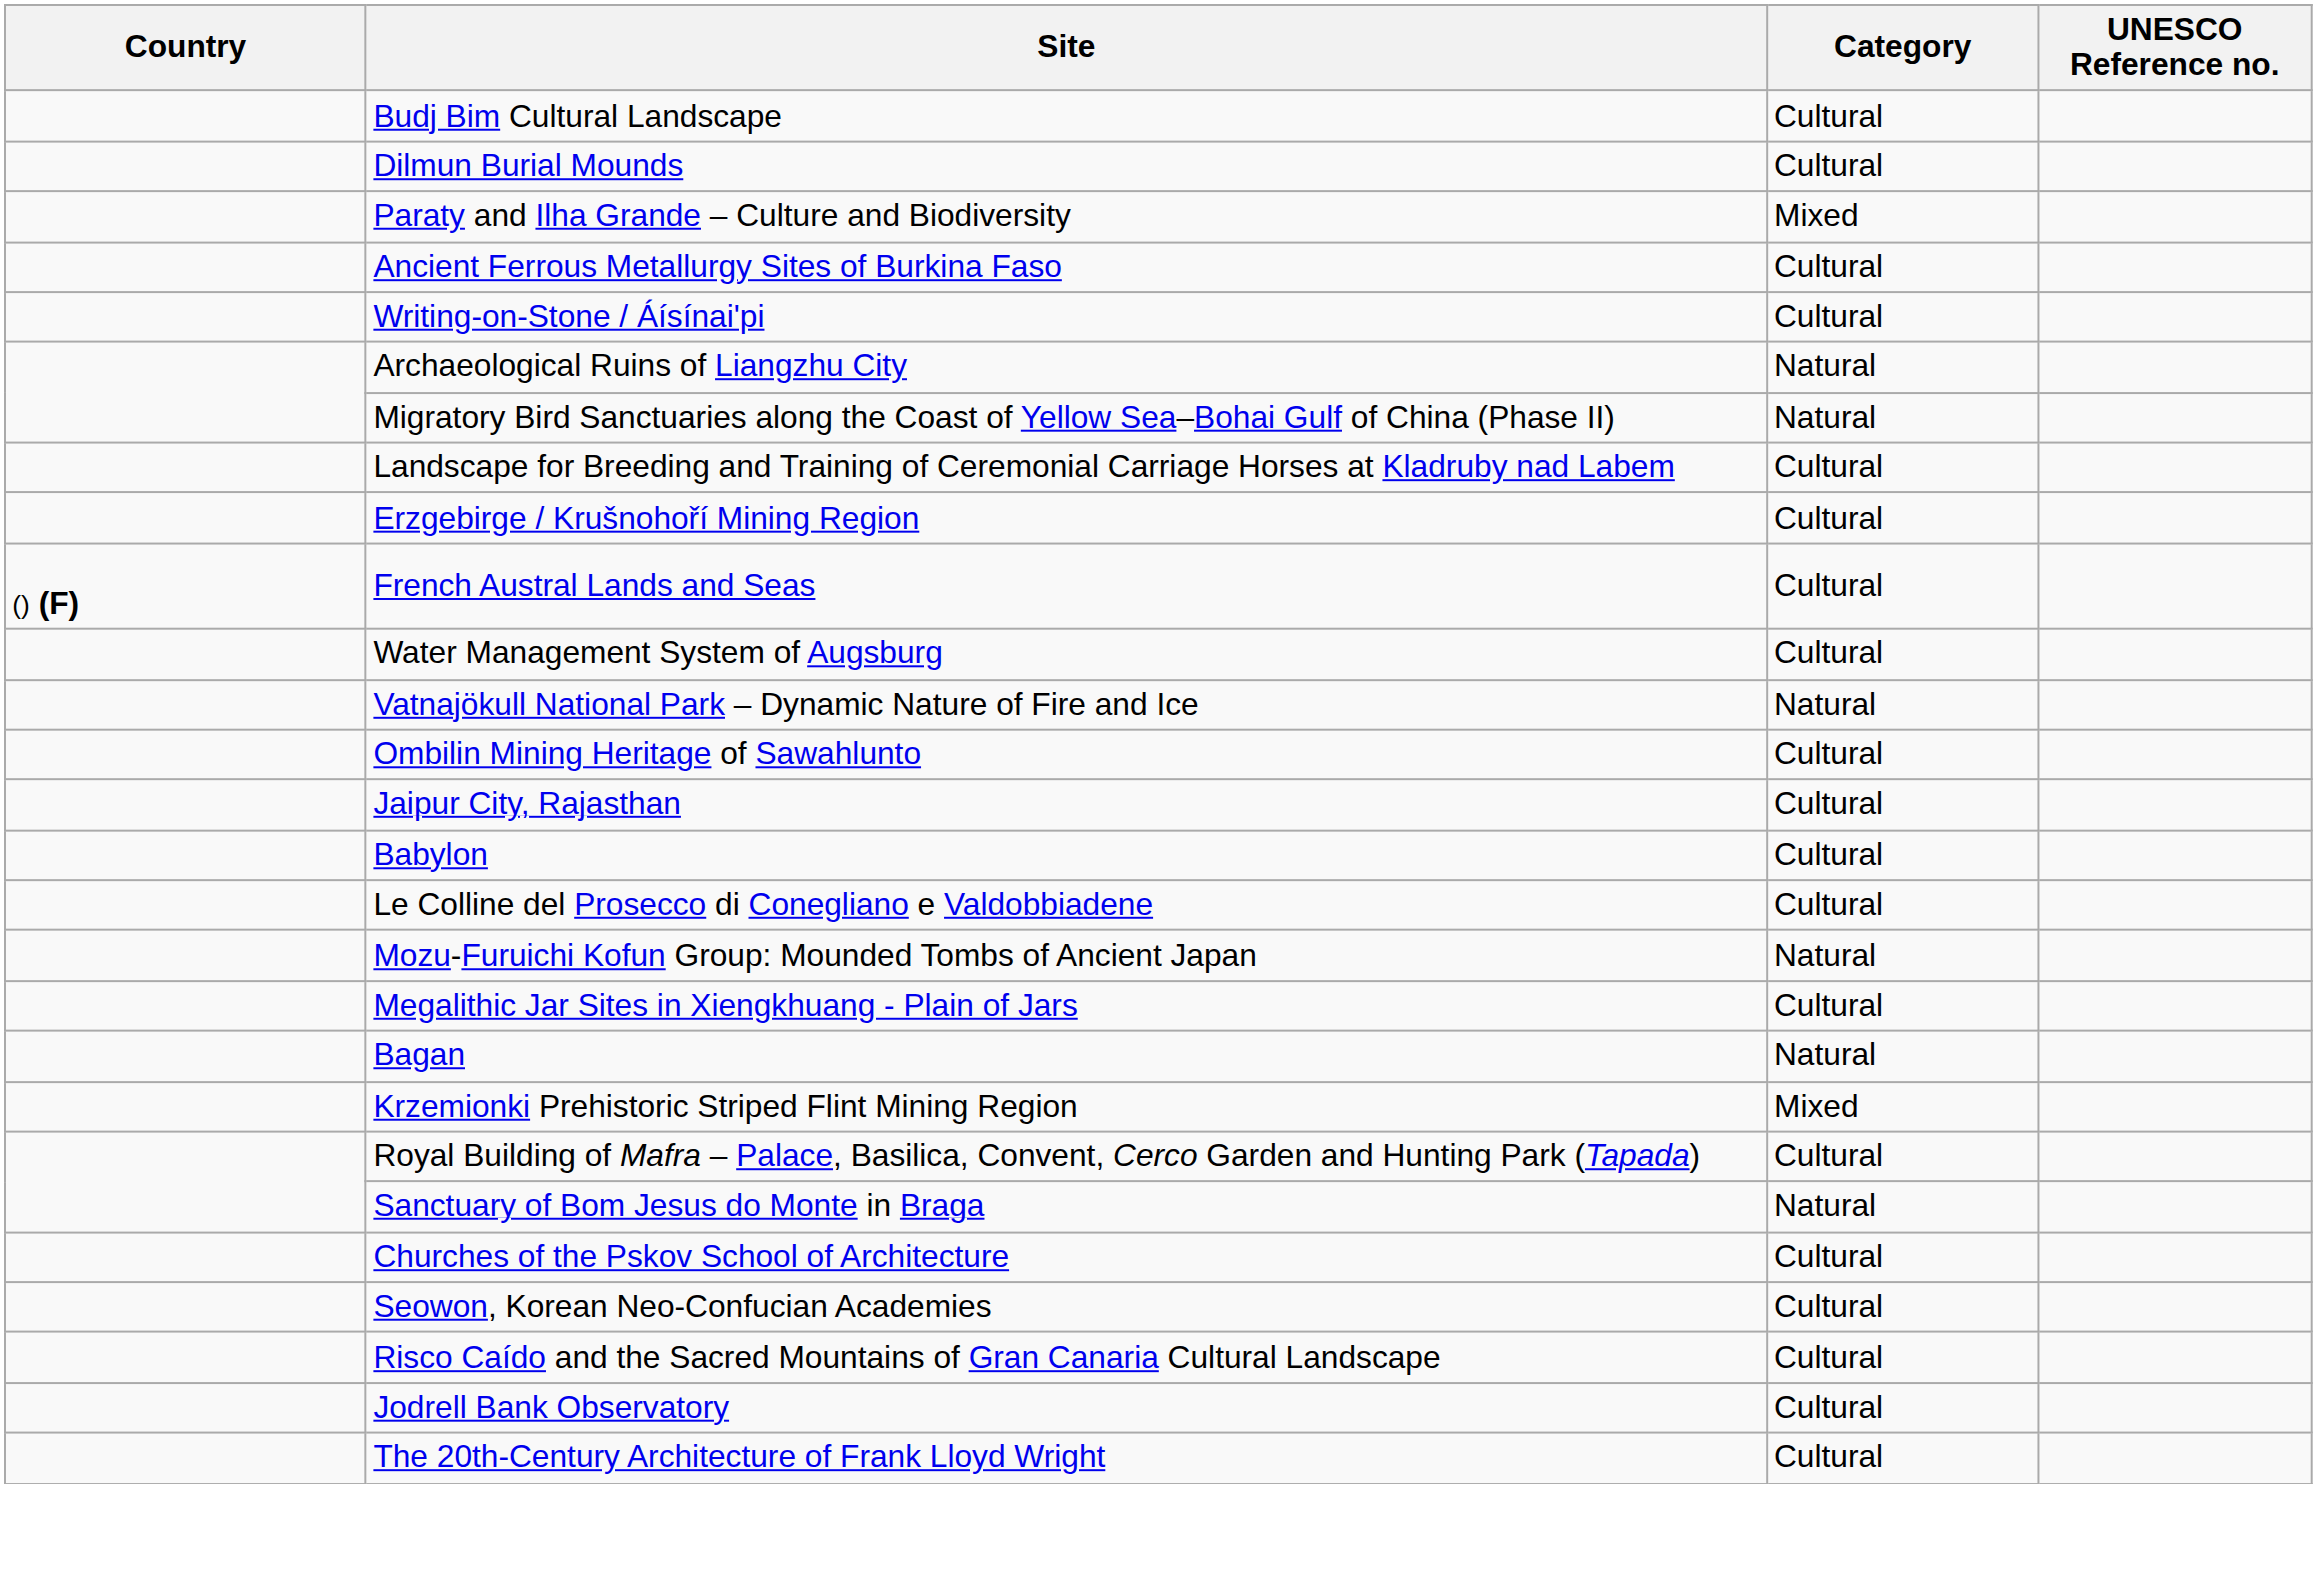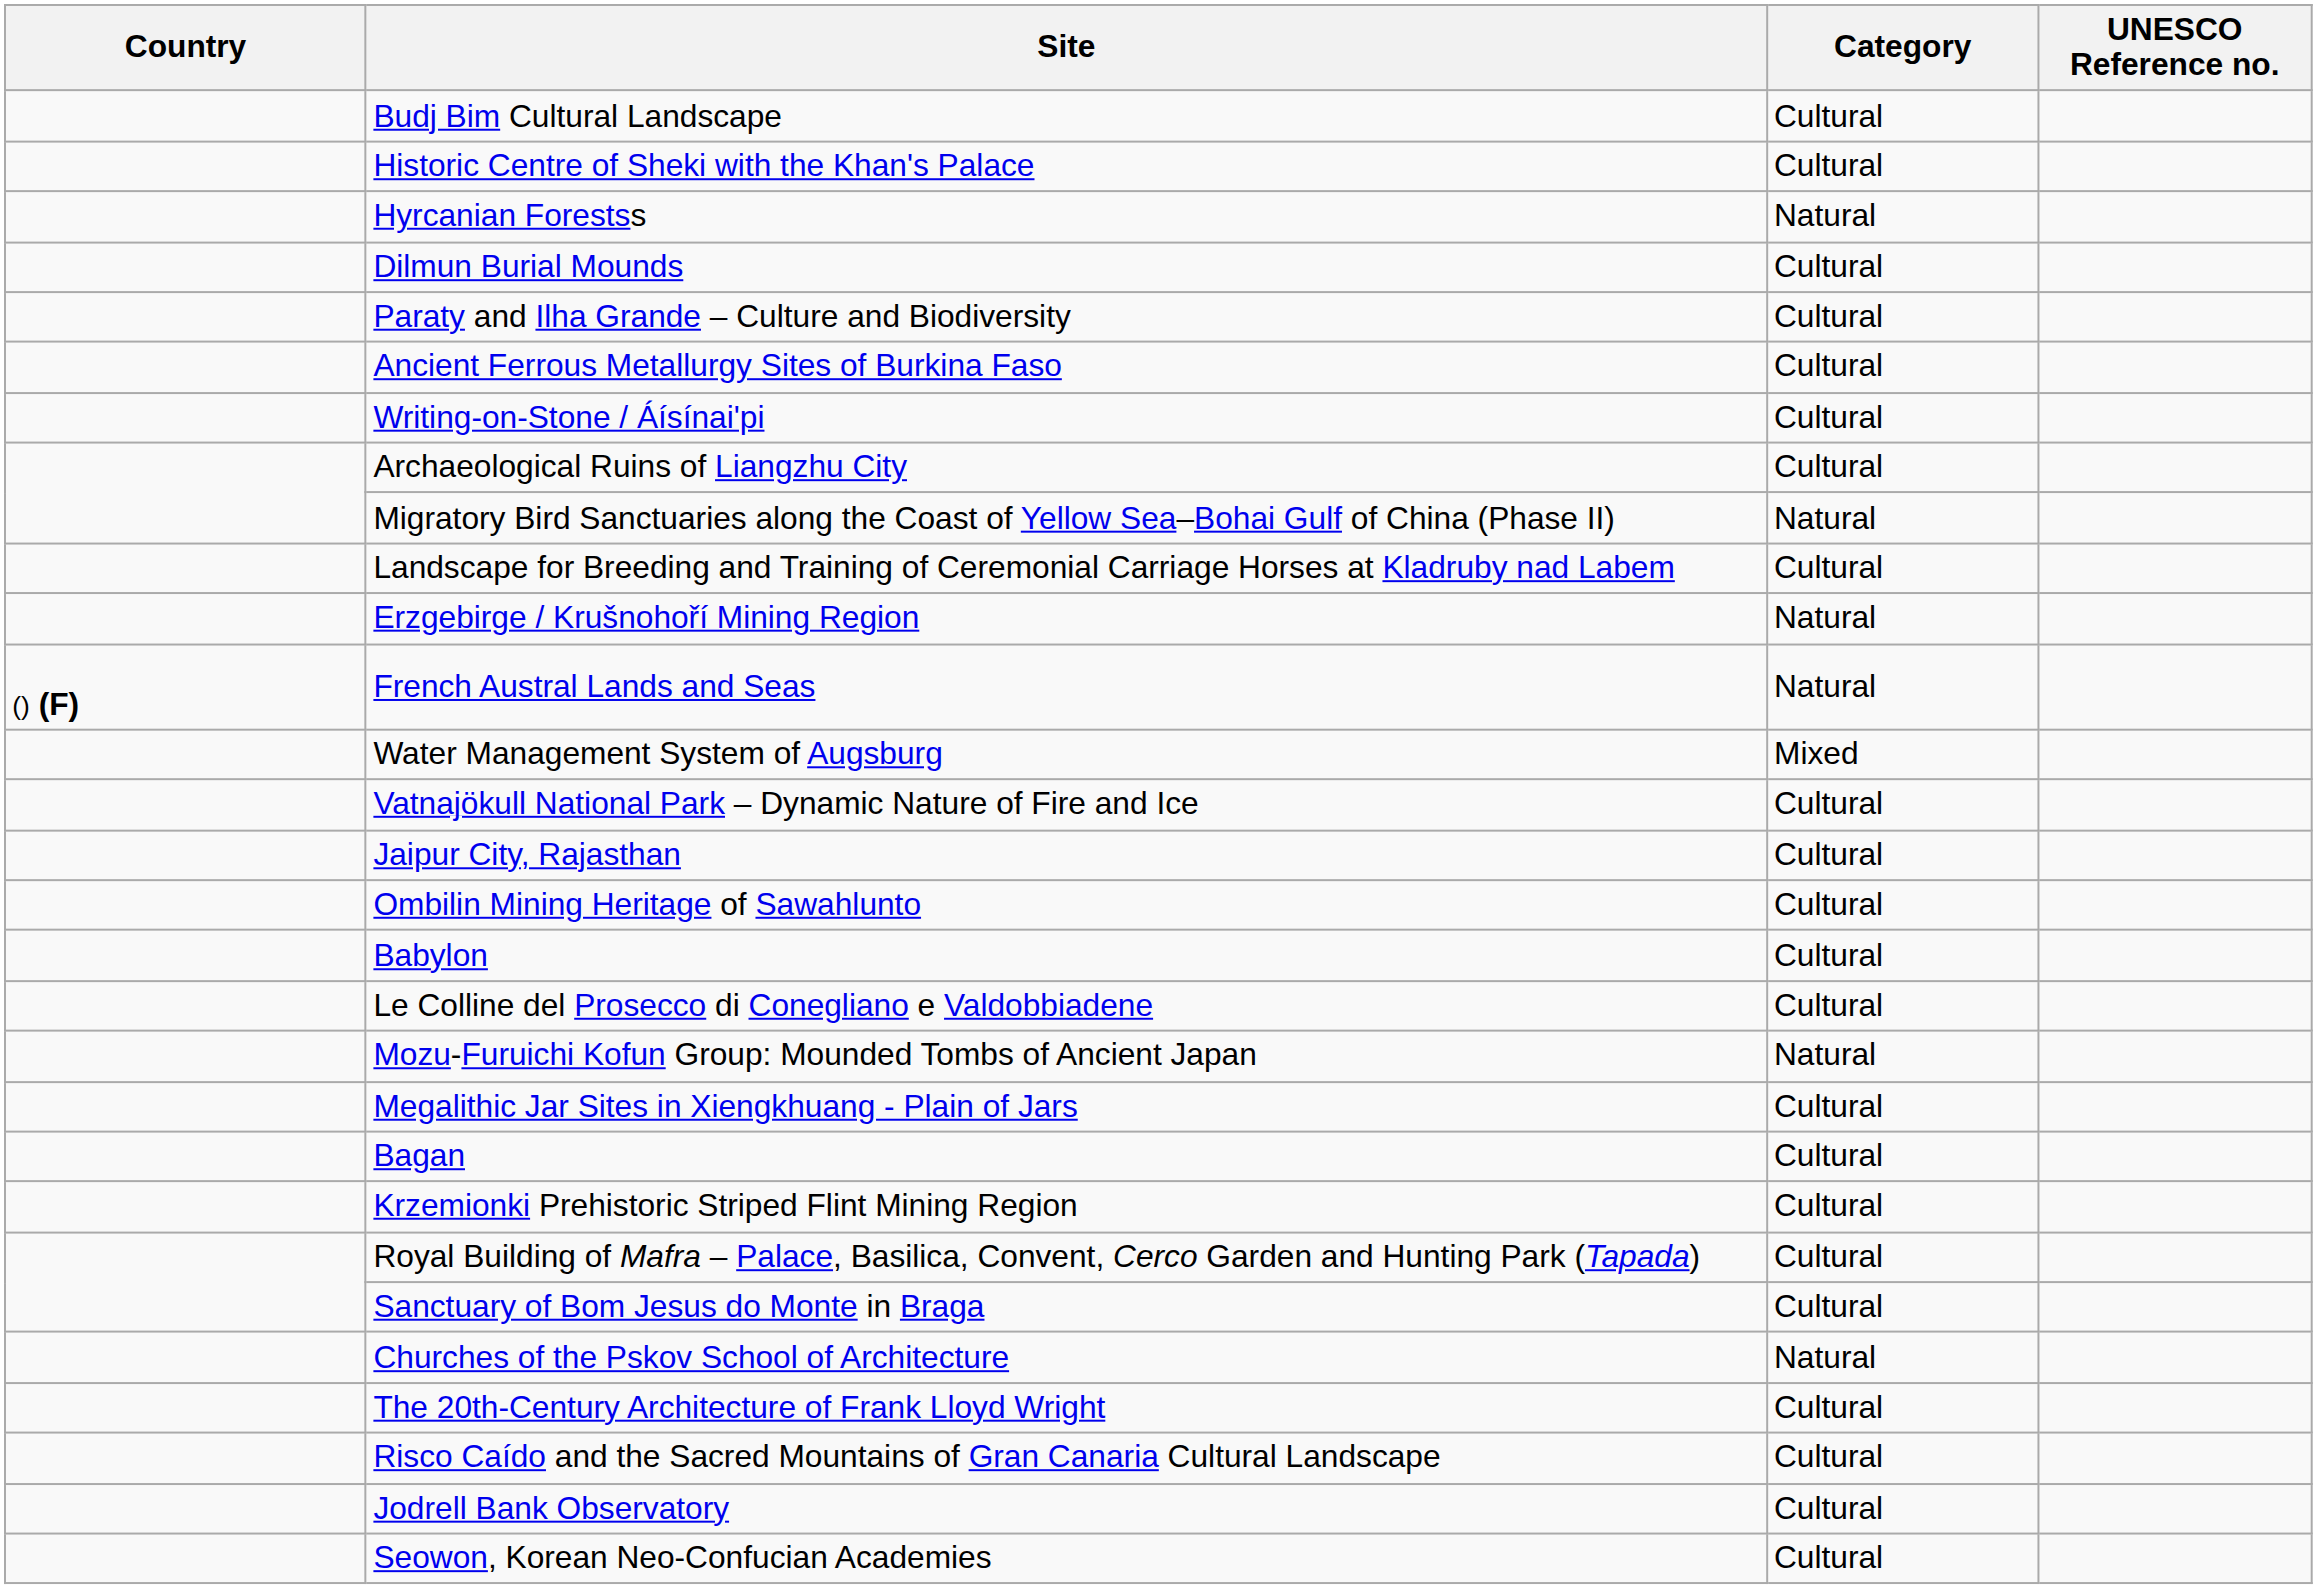+ row: (704, 165)
+ row: (510, 215)
(1816, 215) Mixed -> (1829, 316) Cultural
(1825, 366) Natural -> (1829, 467) Cultural
(1829, 517) Cultural -> (1825, 617) Natural
(1829, 585) Cultural -> (1825, 685) Natural
(1829, 653) Cultural -> (1816, 754) Mixed
(1825, 703) Natural -> (1829, 804) Cultural
rows swapped: (527, 804) <-> (647, 754)
(1825, 1055) Natural -> (1829, 1155) Cultural
(1816, 1105) Mixed -> (1829, 1206) Cultural
(1825, 1206) Natural -> (1829, 1306) Cultural
(1829, 1256) Cultural -> (1825, 1356) Natural
rows swapped: (682, 1306) <-> (739, 1457)
